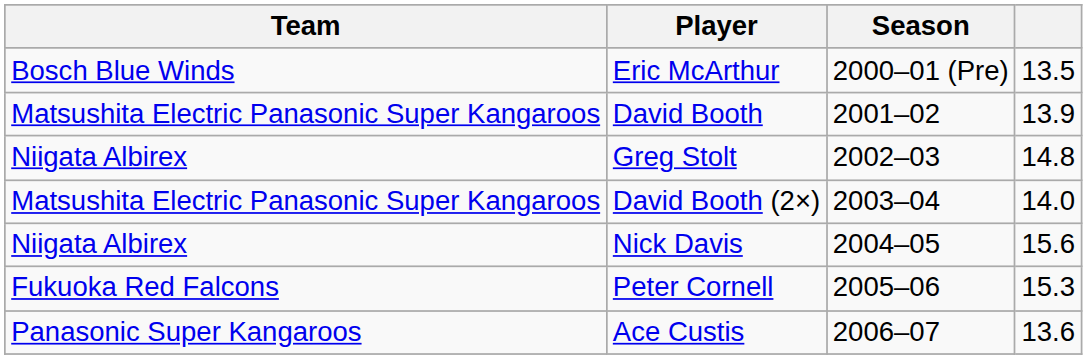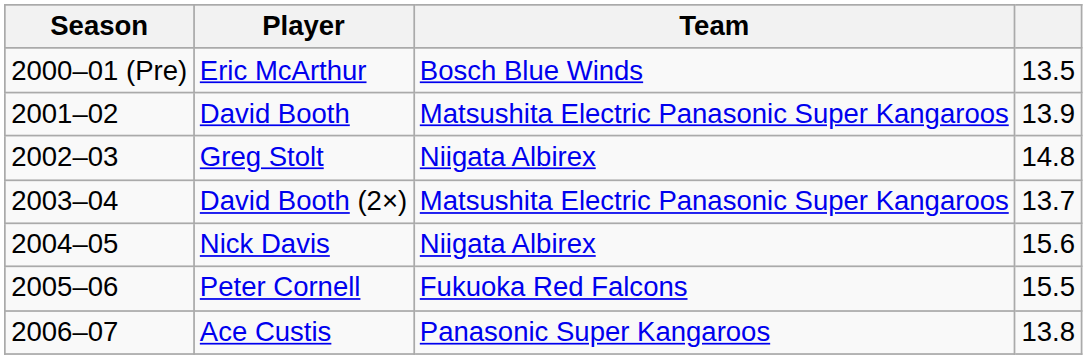columns swapped: (921, 26) <-> (306, 26)
(1048, 200) 14.0 -> (1048, 200) 13.7
(1048, 288) 15.3 -> (1048, 288) 15.5
(1048, 331) 13.6 -> (1048, 331) 13.8
